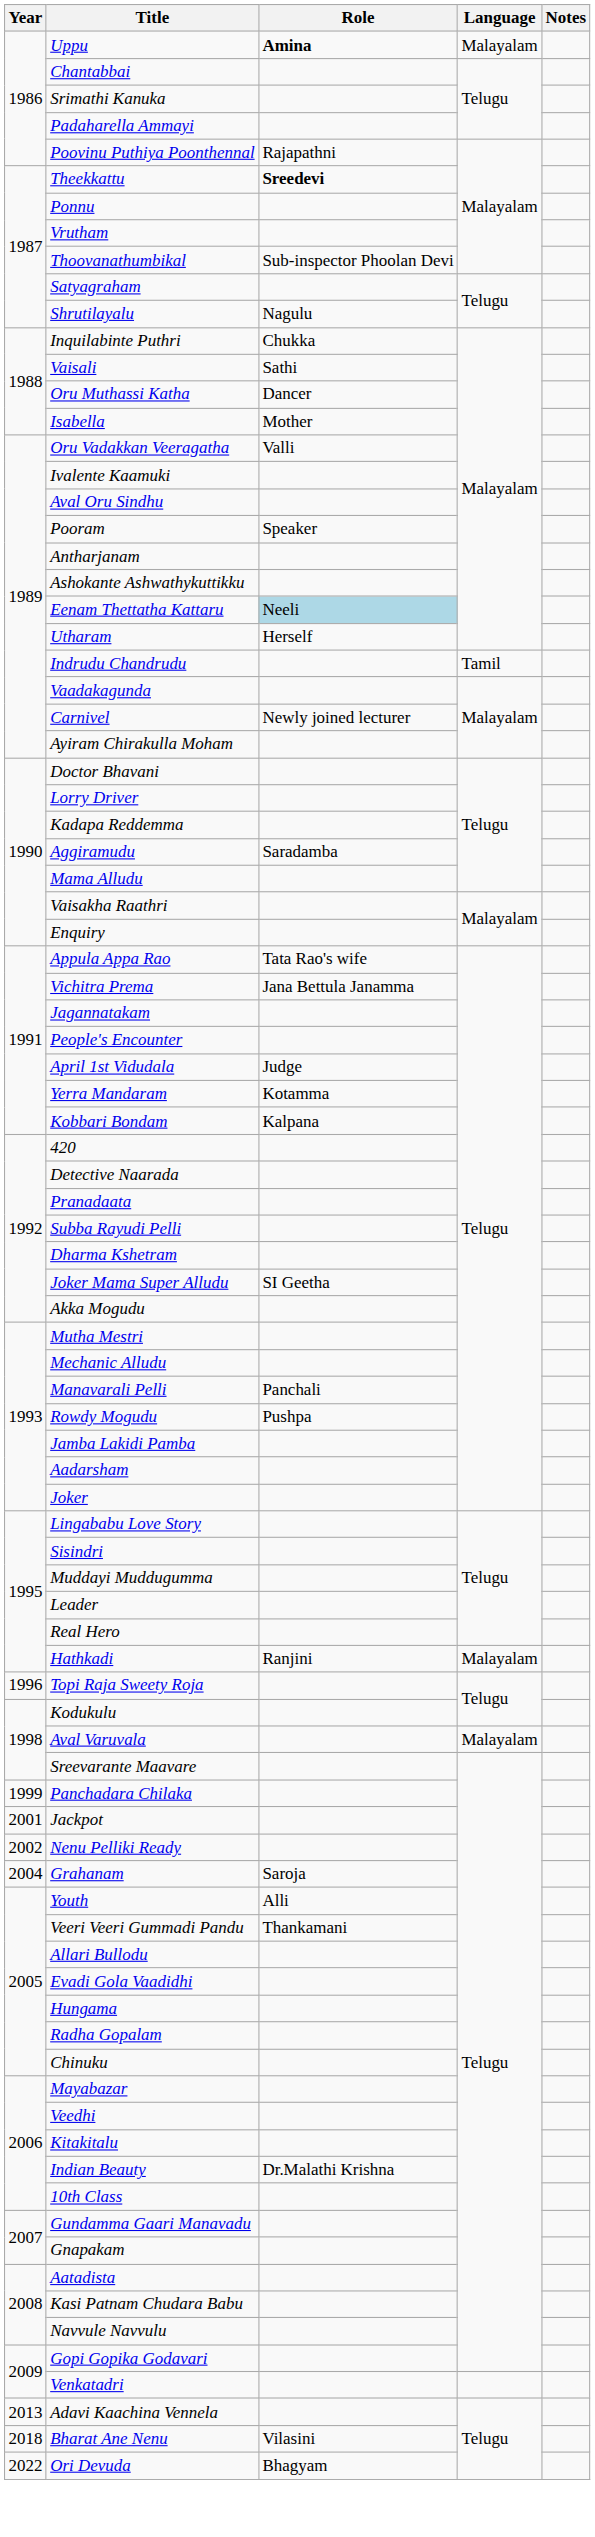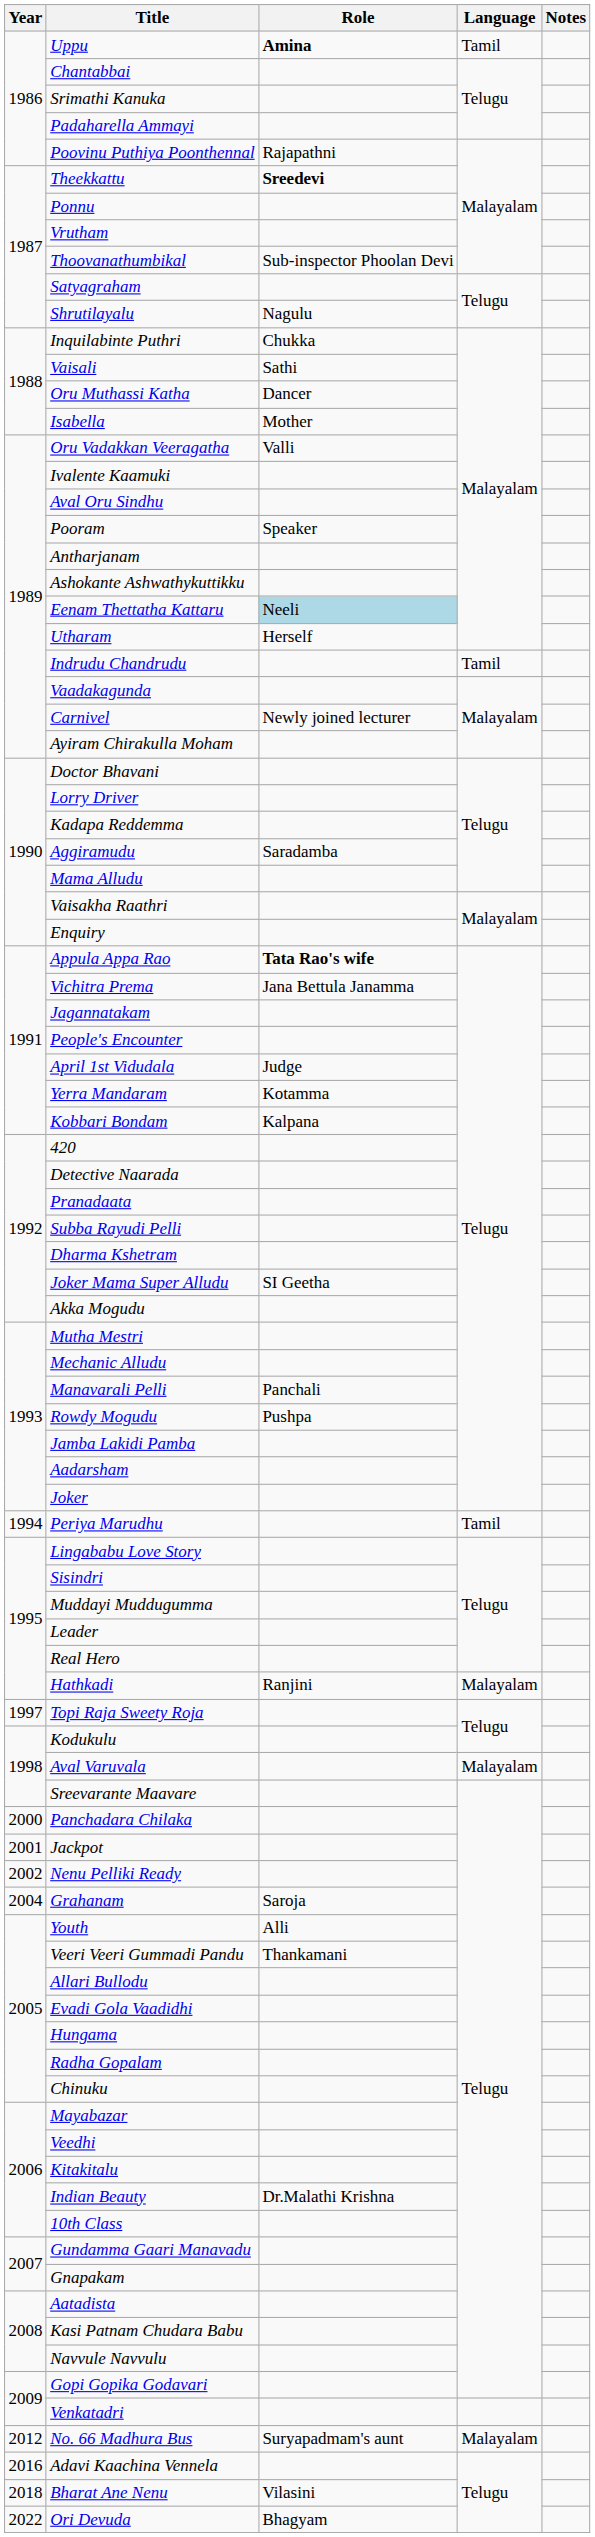(500, 44) Malayalam -> (481, 44) Tamil
(315, 959) normal -> (318, 959) bold
+ row: (106, 1524)
(25, 1685) 1996 -> (25, 1712) 1997
(25, 1793) 1999 -> (25, 1820) 2000
+ row: (121, 2438)
(25, 2411) 2013 -> (25, 2465) 2016
